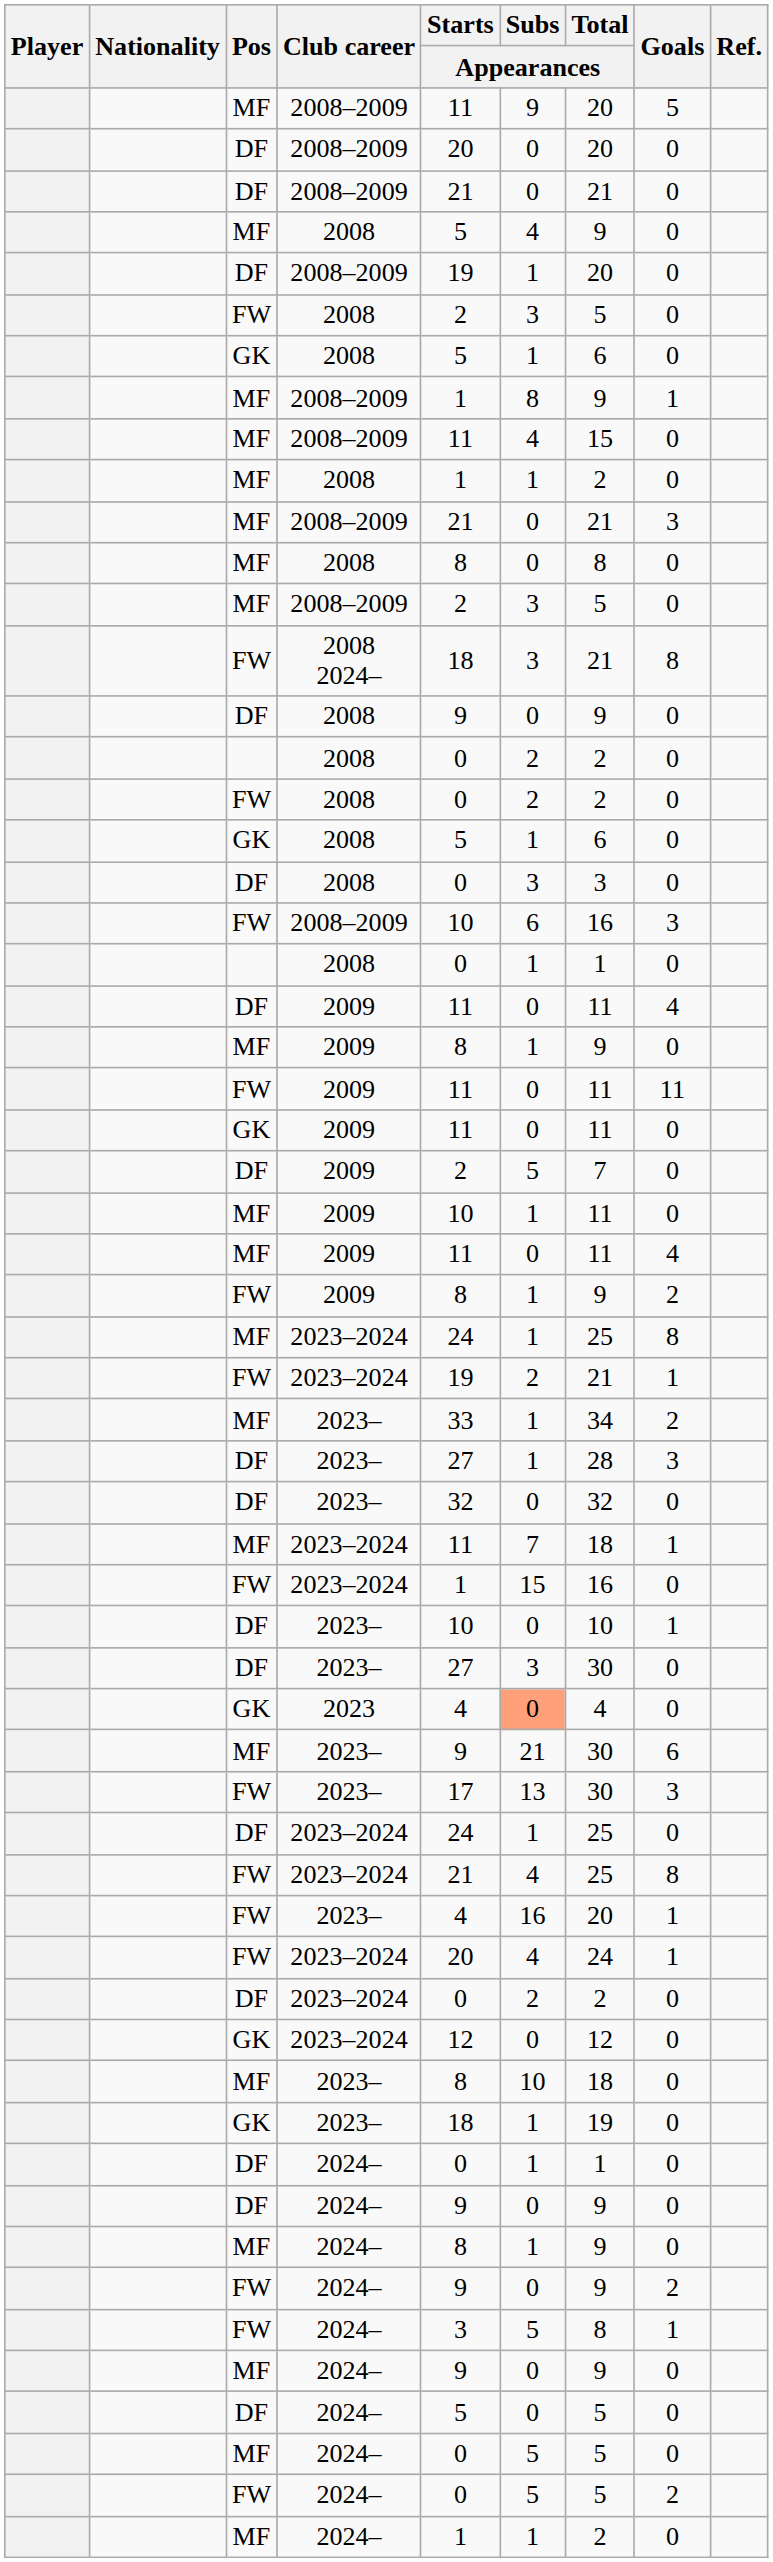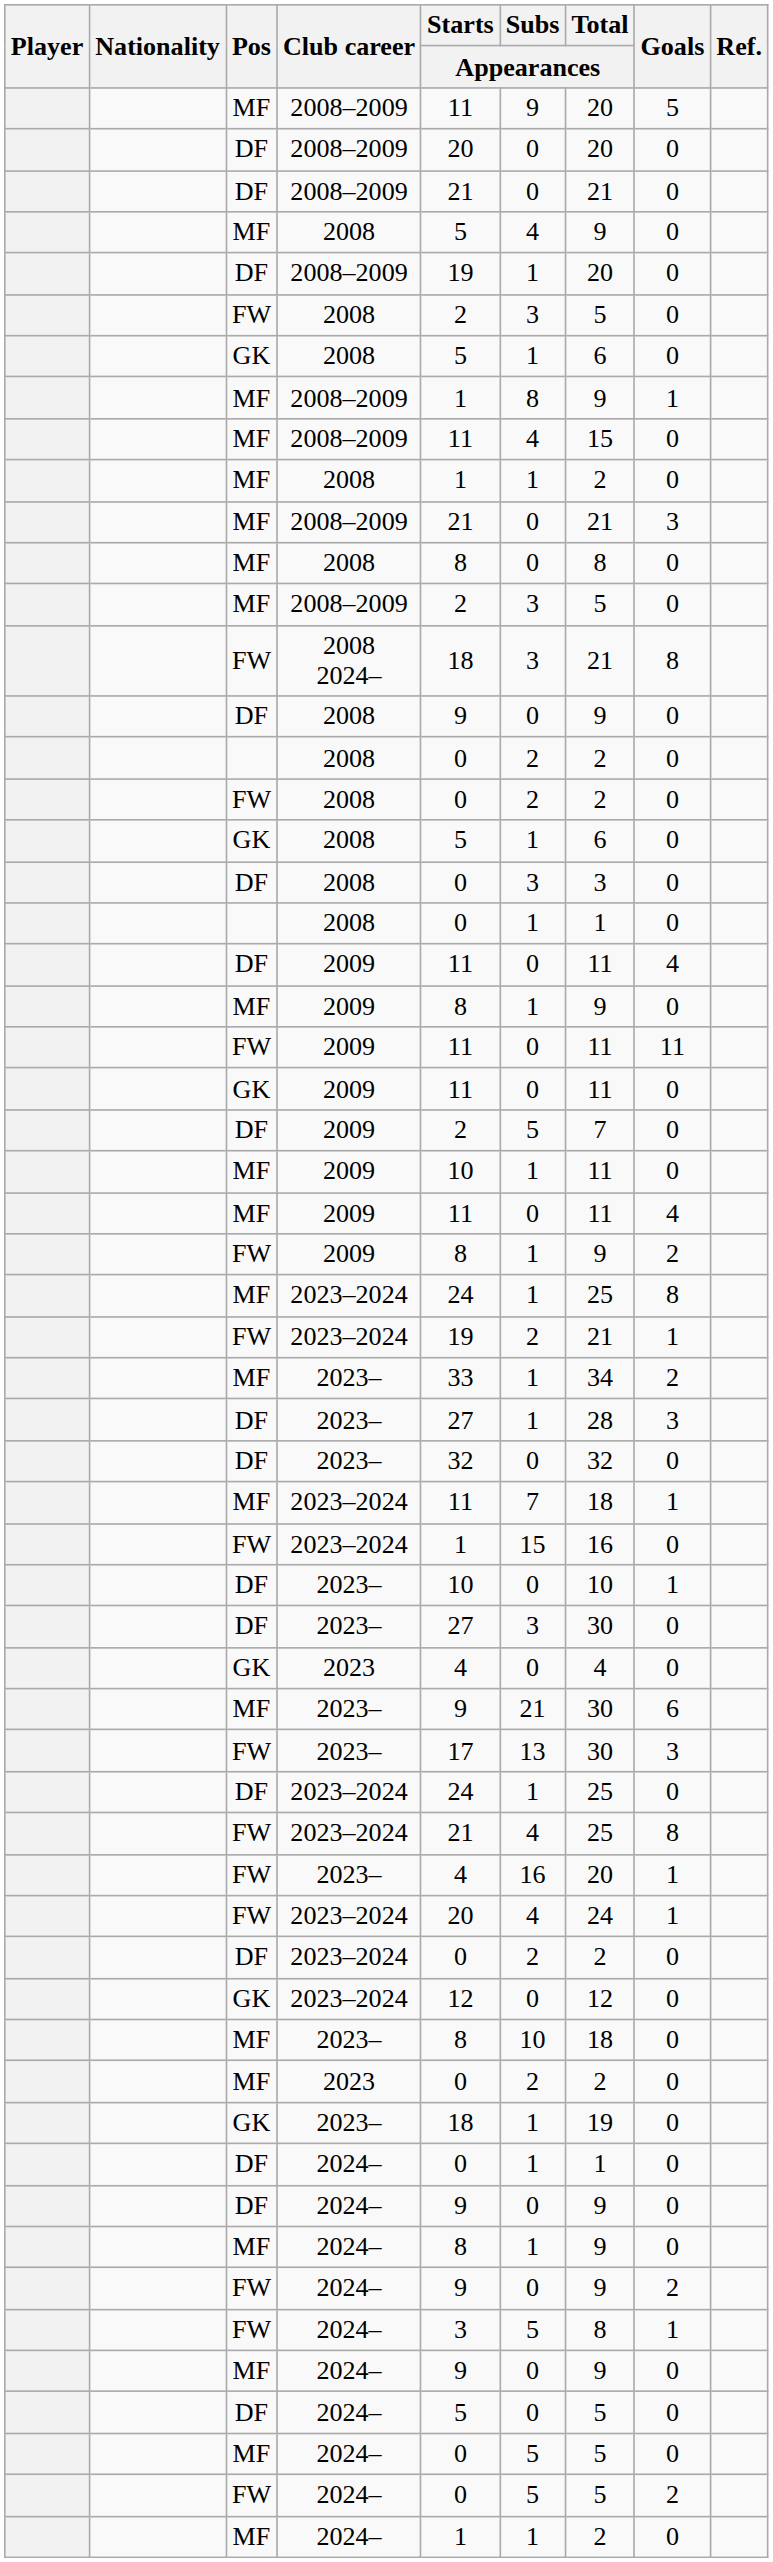- row: (251, 923)
(533, 1708) lightsalmon background -> (533, 1667) no background
+ row: (251, 2081)
